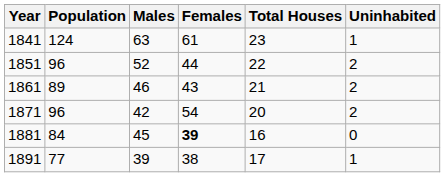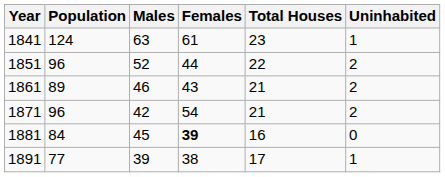(257, 111) 20 -> (257, 111) 21
